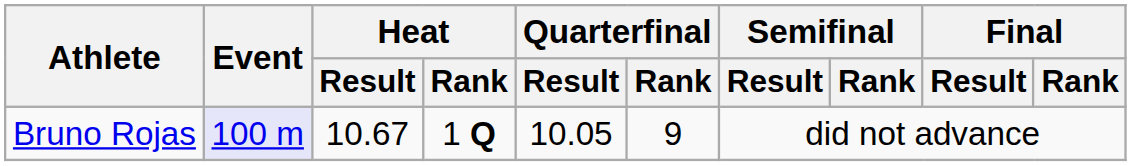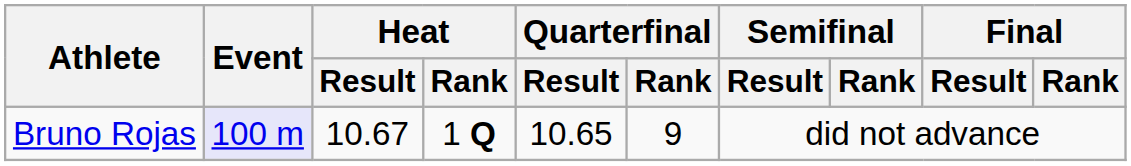(571, 134) 10.05 -> (571, 134) 10.65
